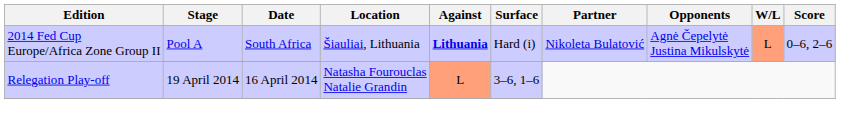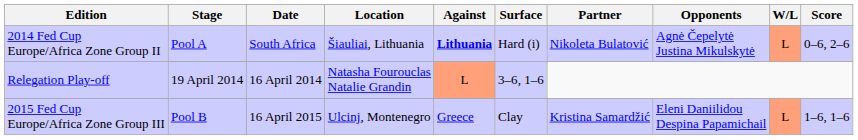+ row: (86, 115)
